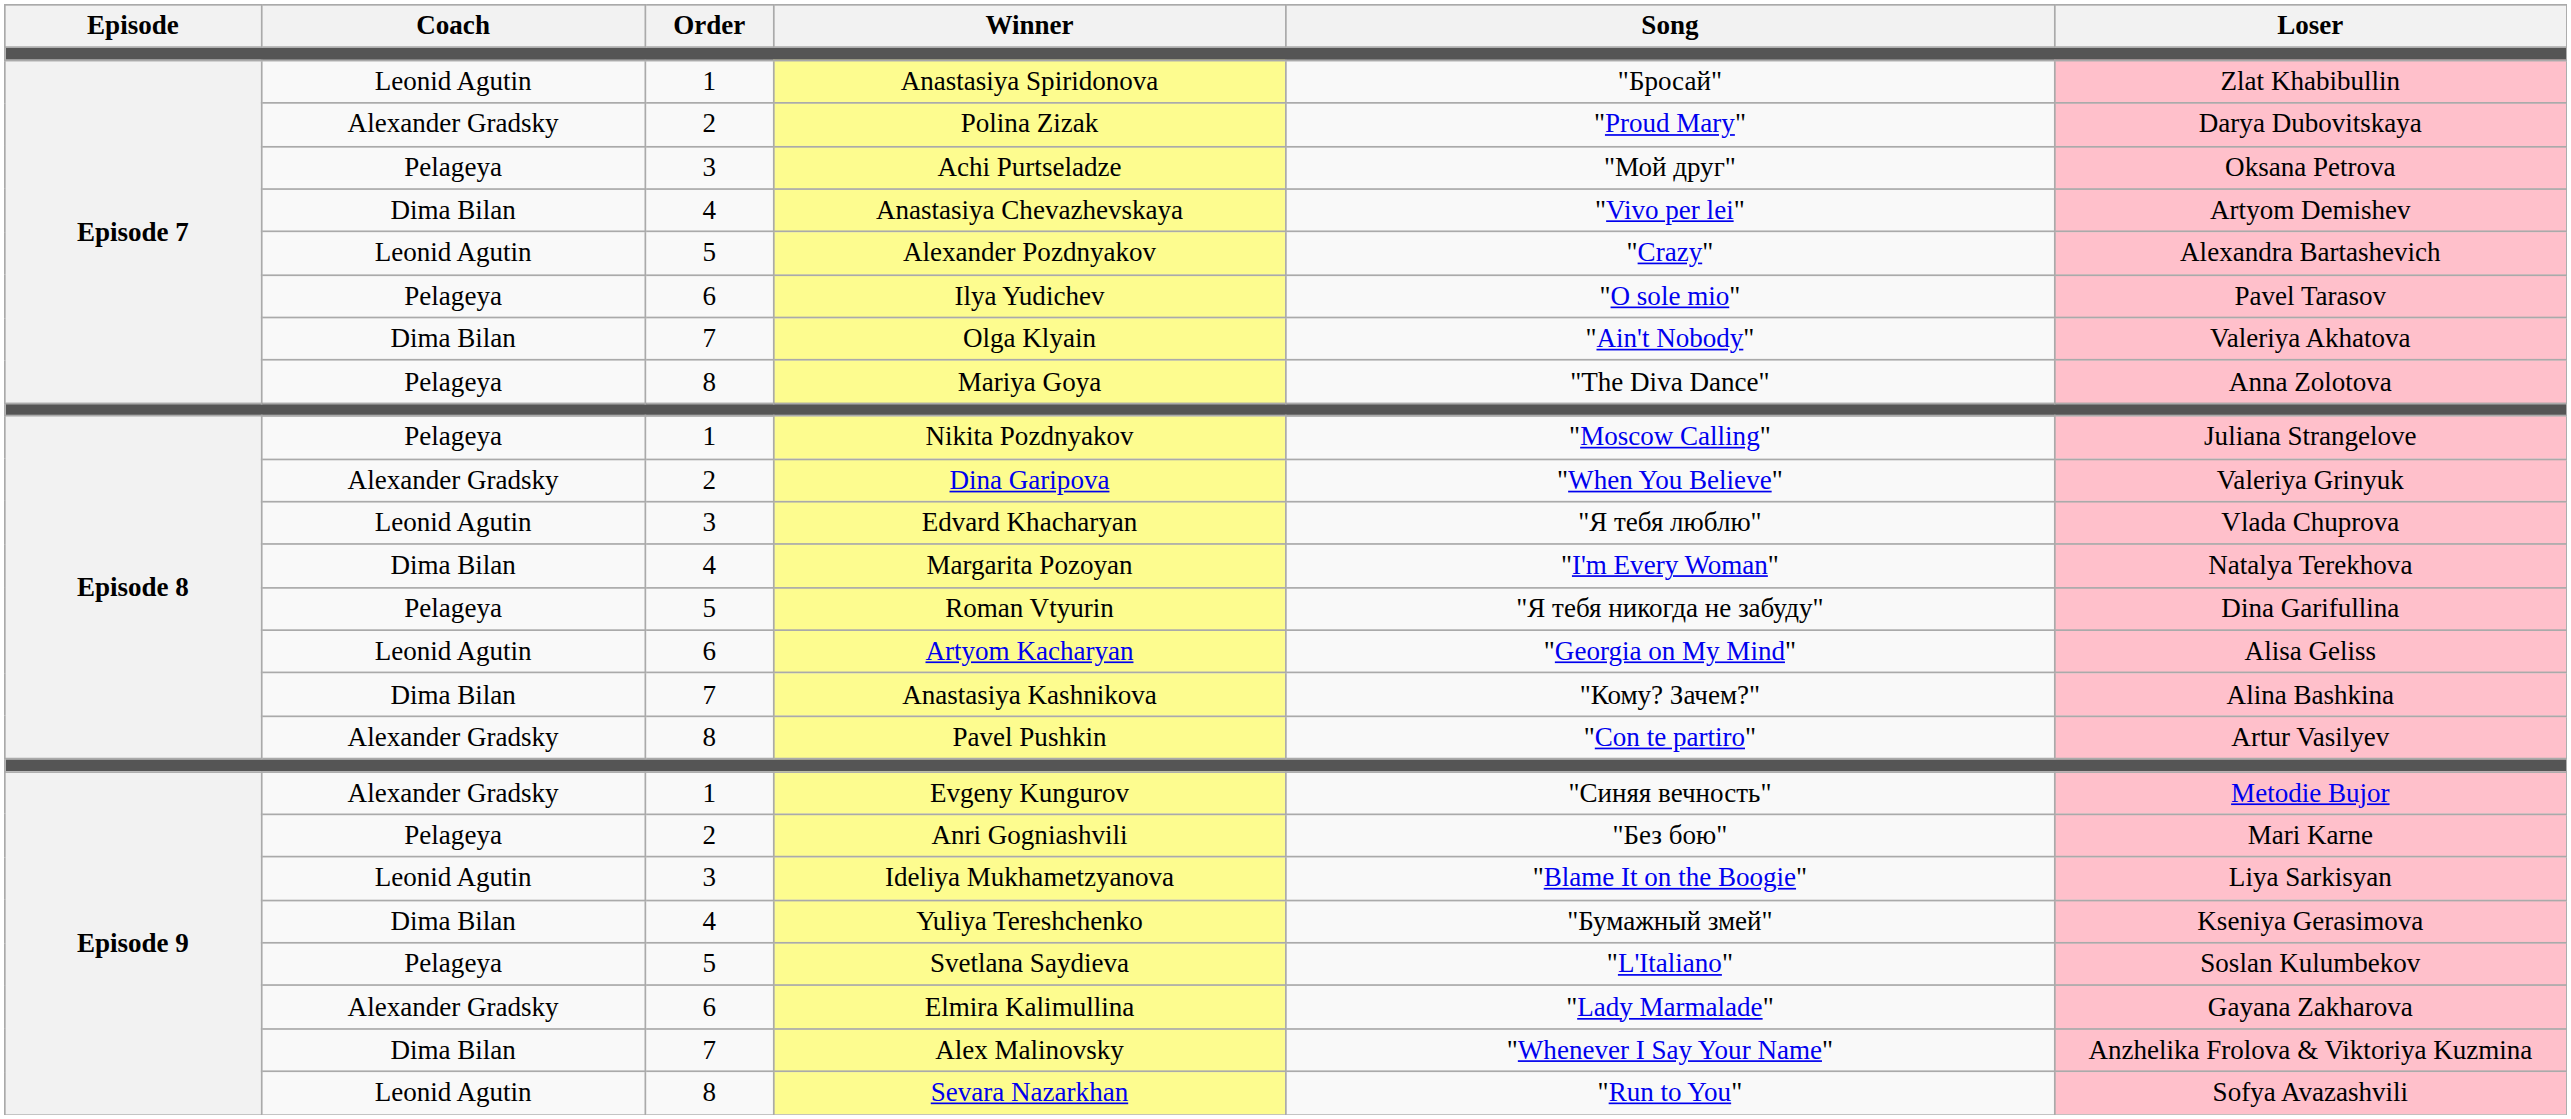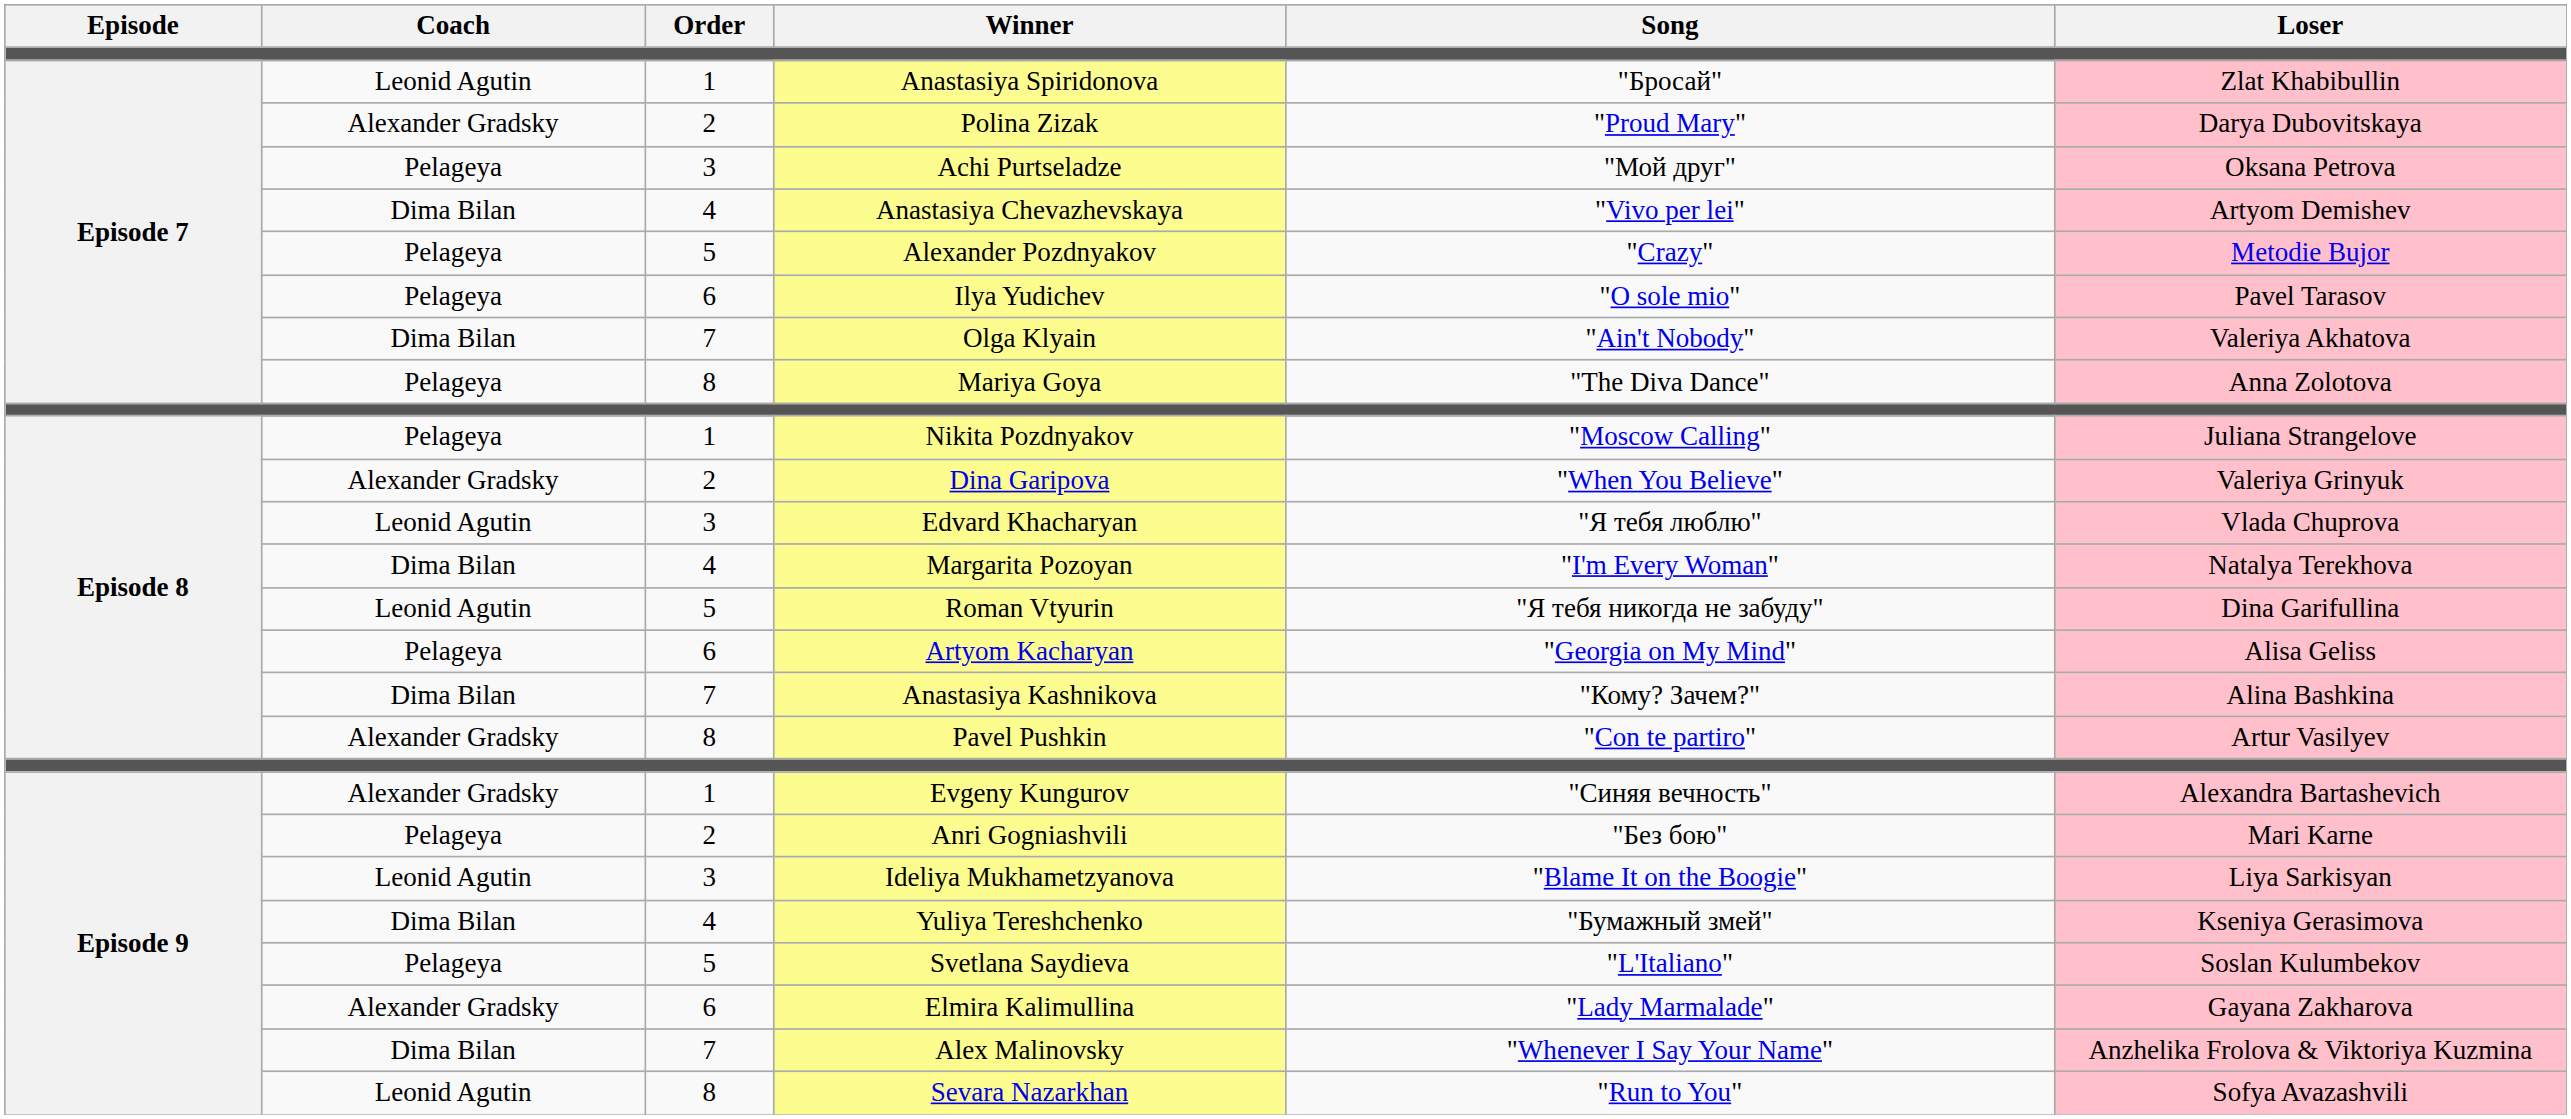(453, 252) Leonid Agutin -> (453, 252) Pelageya
(2310, 252) Alexandra Bartashevich -> (2310, 252) Metodie Bujor
(453, 608) Pelageya -> (453, 608) Leonid Agutin
(453, 651) Leonid Agutin -> (453, 651) Pelageya
(2310, 792) Metodie Bujor -> (2310, 792) Alexandra Bartashevich
